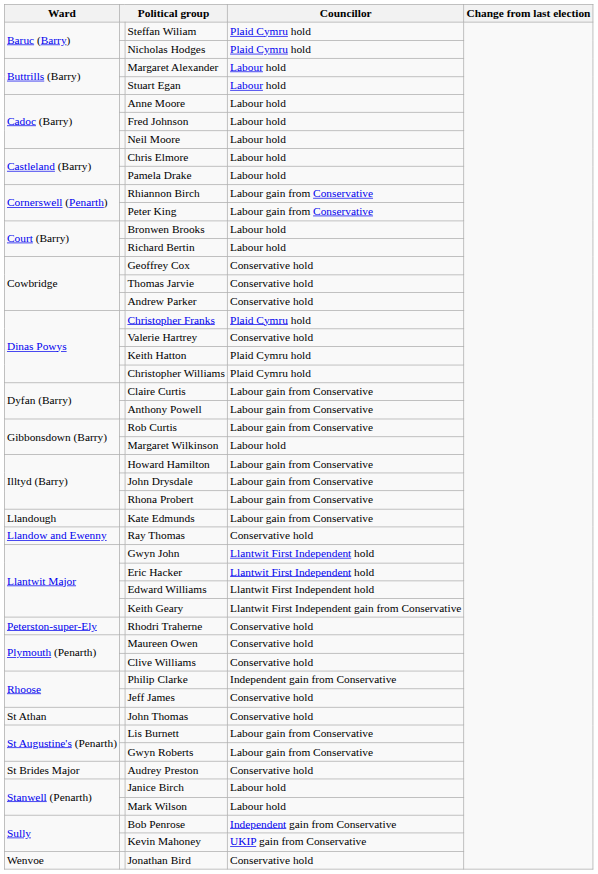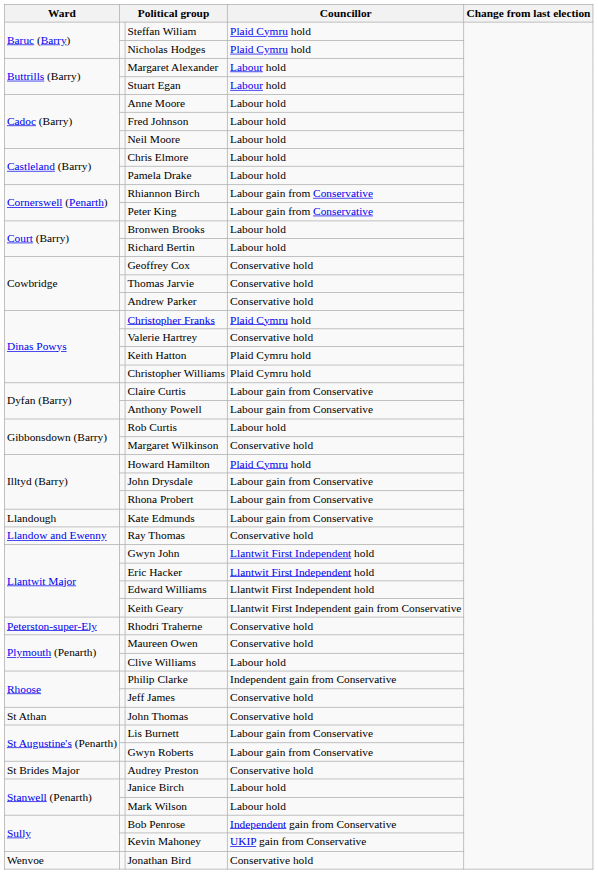(302, 427) Labour gain from Conservative -> (258, 427) Labour hold
(258, 445) Labour hold -> (272, 445) Conservative hold
(302, 463) Labour gain from Conservative -> (271, 463) Plaid Cymru hold
(272, 662) Conservative hold -> (258, 662) Labour hold
